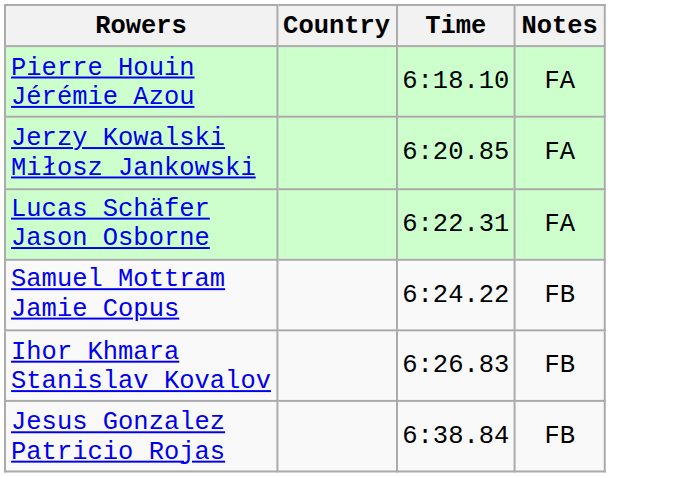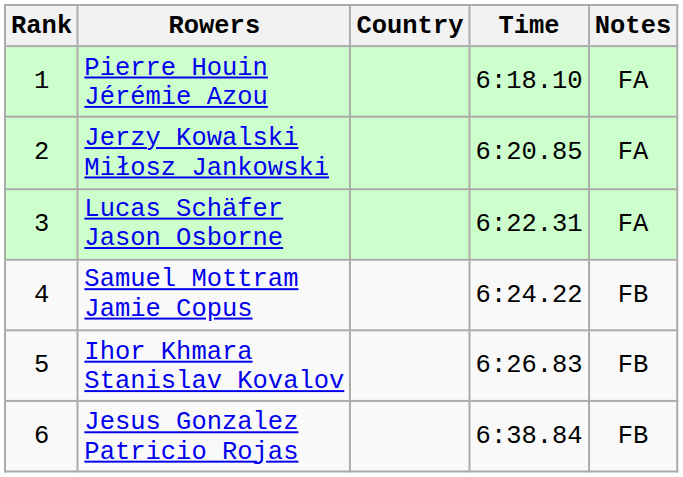+ column: (42, 26)
